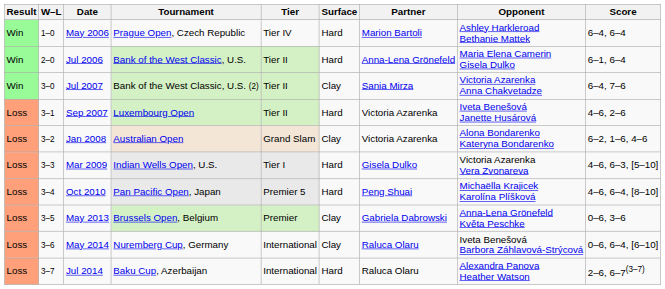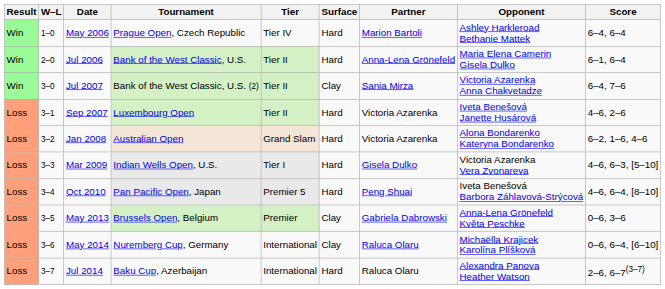(331, 139) Clay -> (332, 139) Hard
(499, 191) Michaëlla Krajicek Karolína Plíšková -> (521, 191) Iveta Benešová Barbora Záhlavová-Strýcová
(521, 244) Iveta Benešová Barbora Záhlavová-Strýcová -> (499, 244) Michaëlla Krajicek Karolína Plíšková
